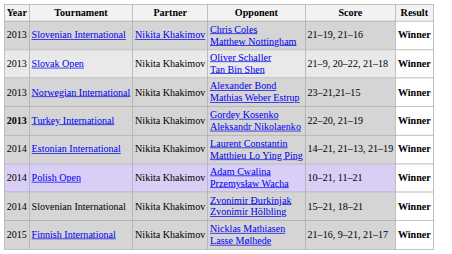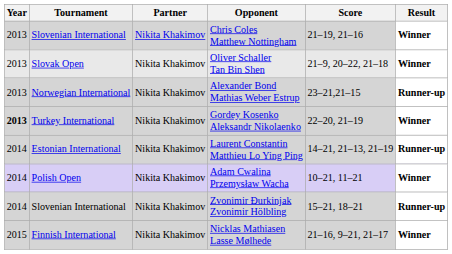(414, 92) Winner -> (422, 92) Runner-up
(414, 149) Winner -> (422, 149) Runner-up
(414, 206) Winner -> (422, 206) Runner-up
